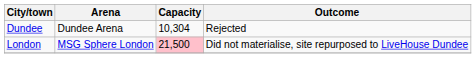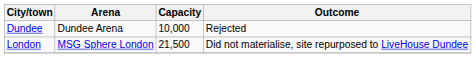(174, 28) 10,304 -> (174, 28) 10,000
(174, 45) pink background -> (174, 45) no background
